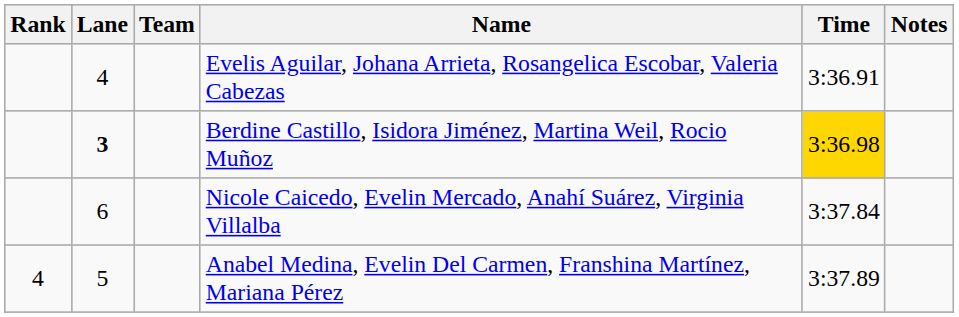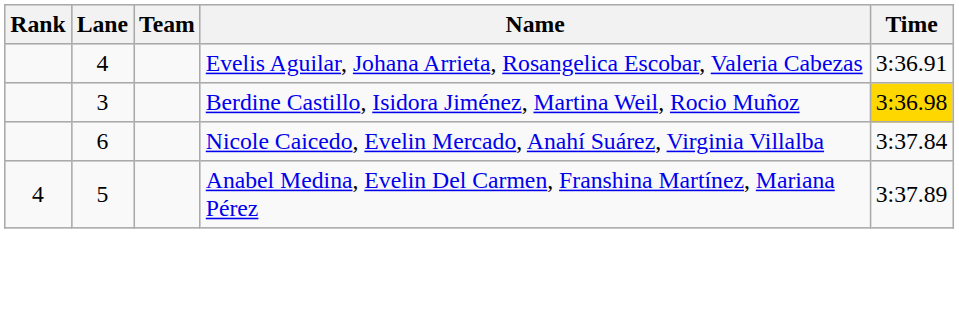- column: (919, 24)
(102, 144) bold -> (102, 102) normal
